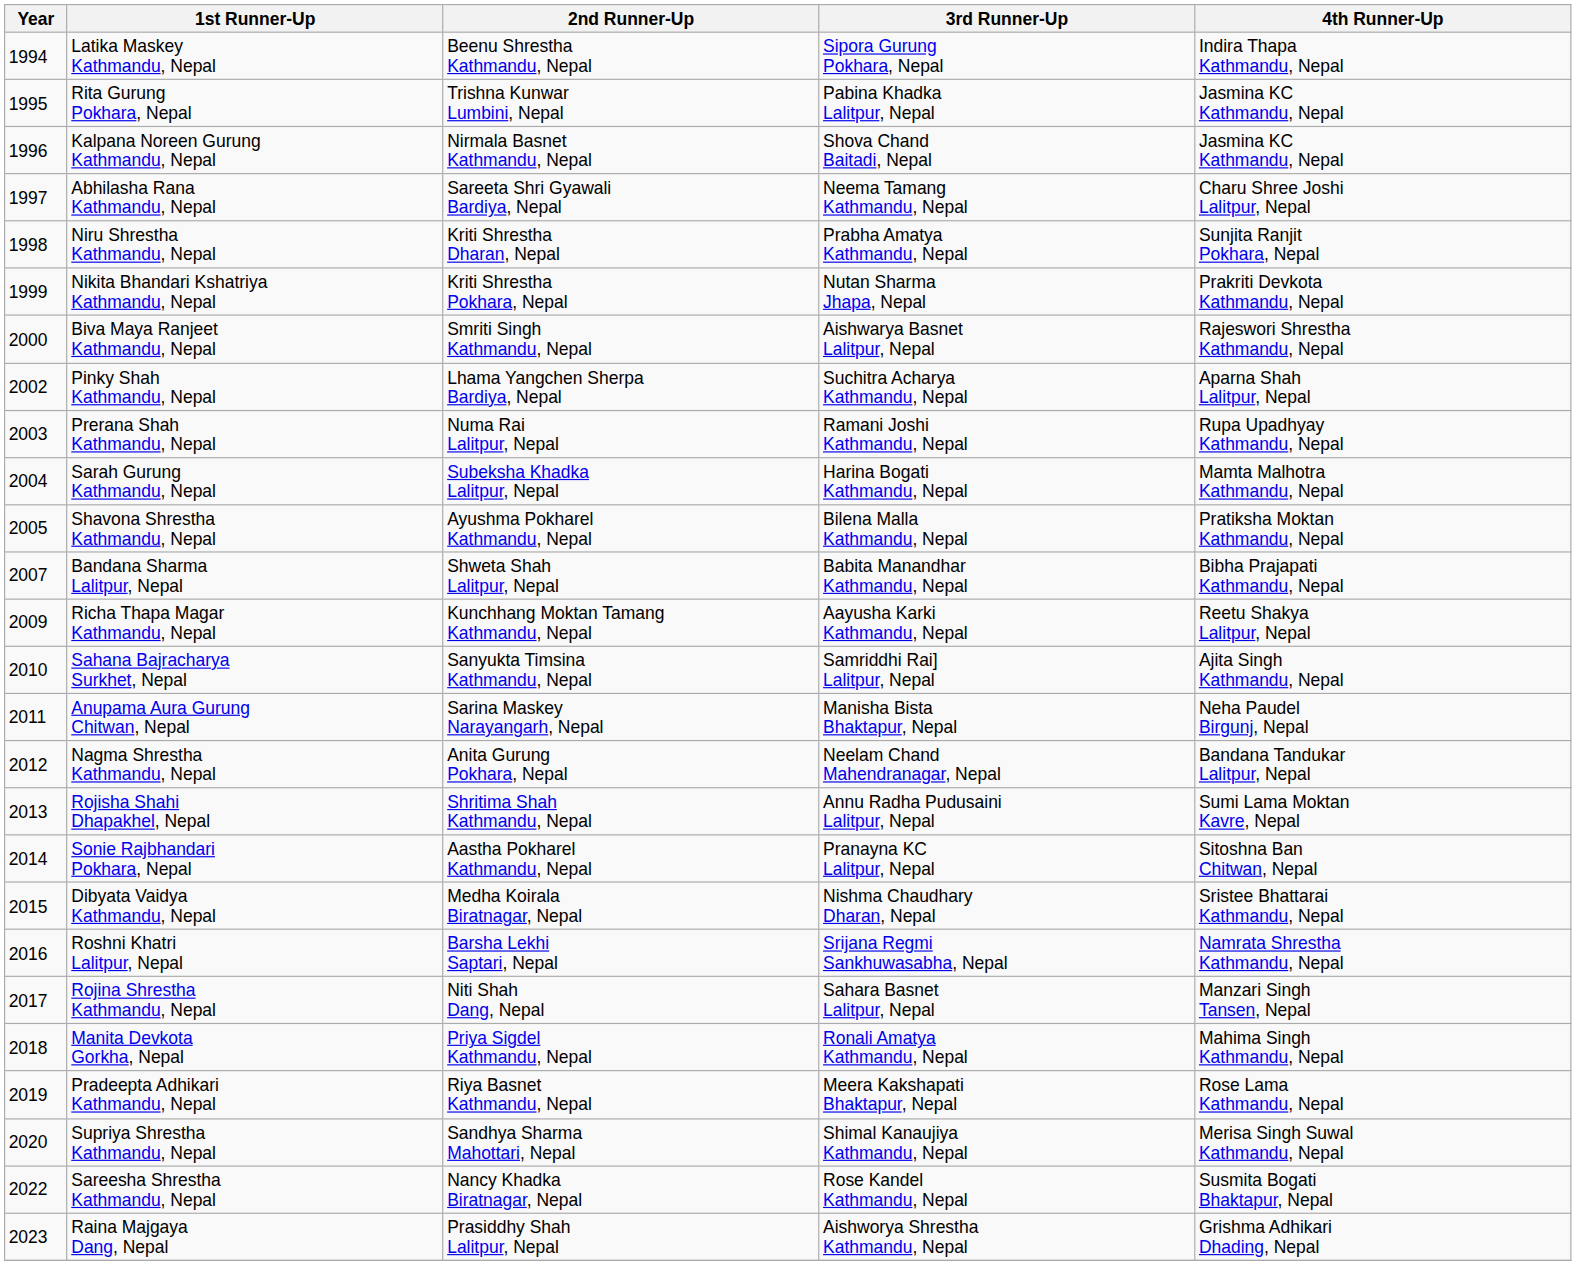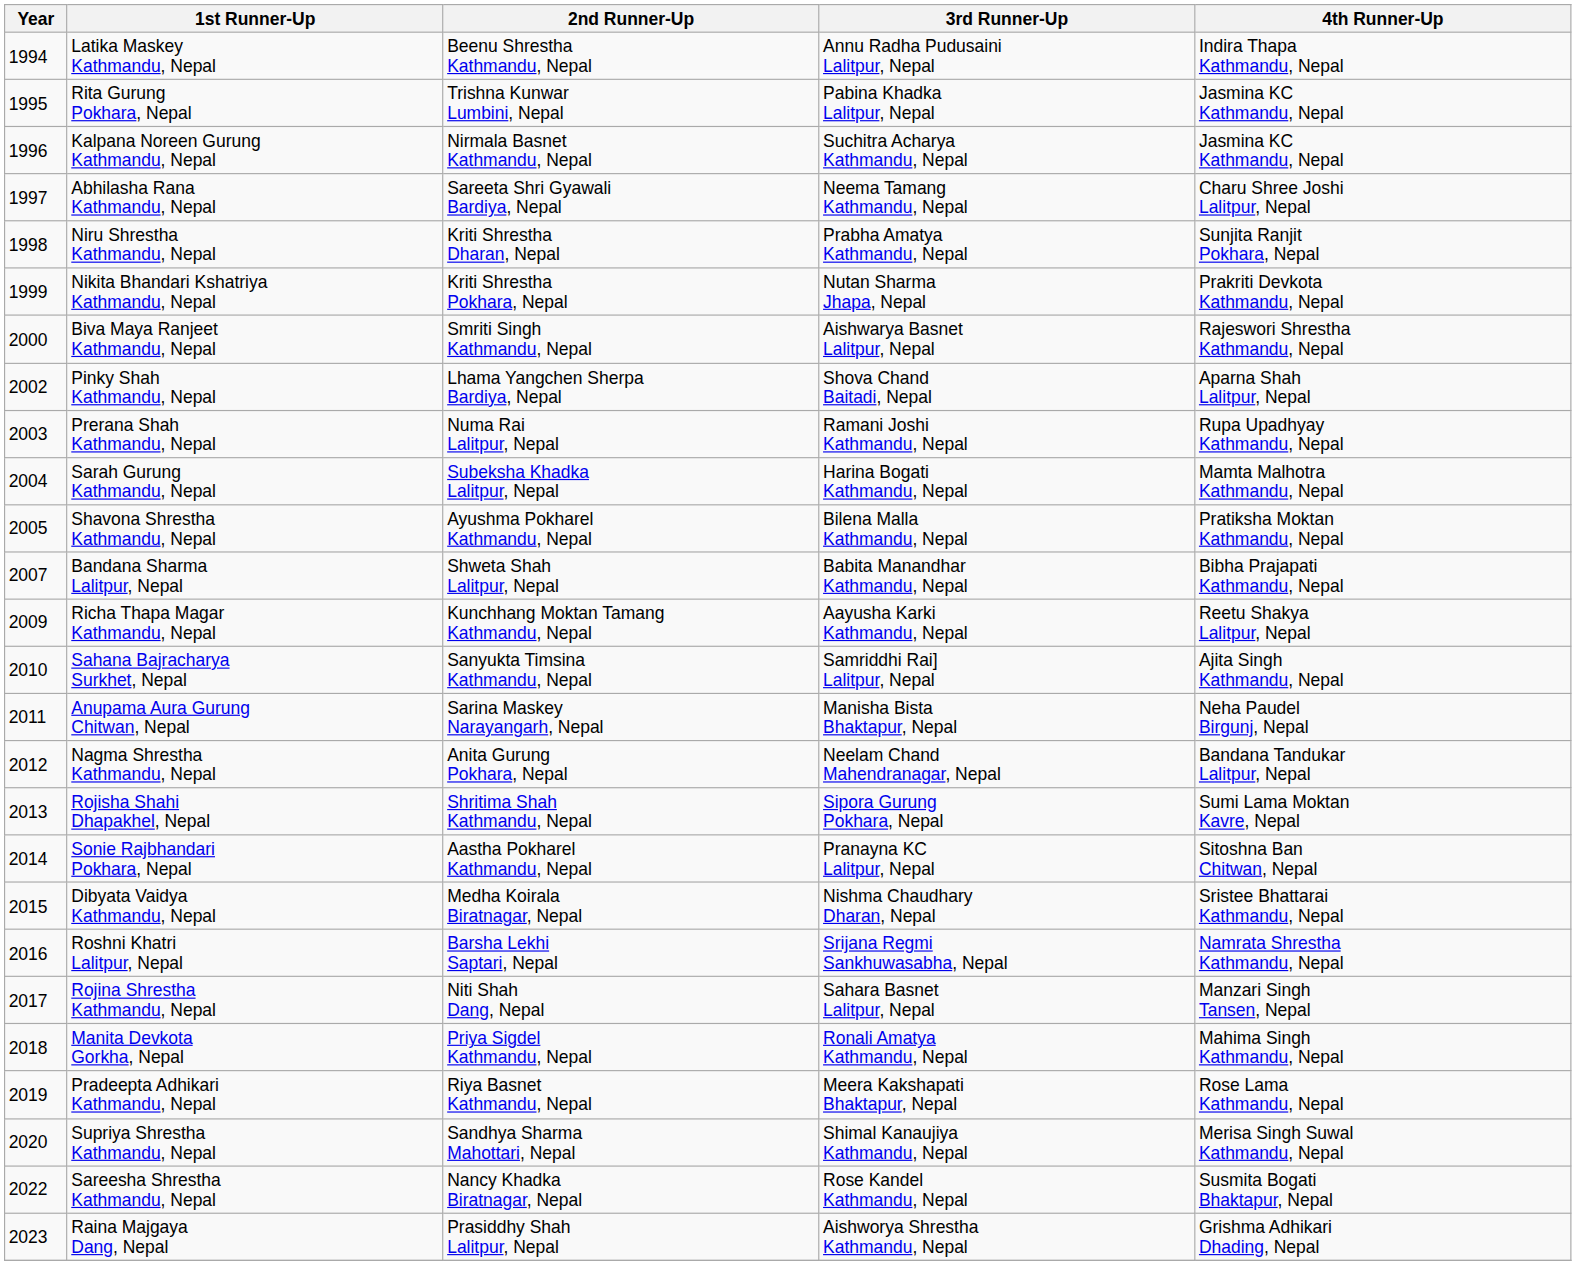(883, 56) Sipora Gurung Pokhara, Nepal -> (912, 56) Annu Radha Pudusaini Lalitpur, Nepal
(877, 150) Shova Chand Baitadi, Nepal -> (895, 150) Suchitra Acharya Kathmandu, Nepal
(895, 387) Suchitra Acharya Kathmandu, Nepal -> (877, 387) Shova Chand Baitadi, Nepal
(912, 812) Annu Radha Pudusaini Lalitpur, Nepal -> (883, 812) Sipora Gurung Pokhara, Nepal
